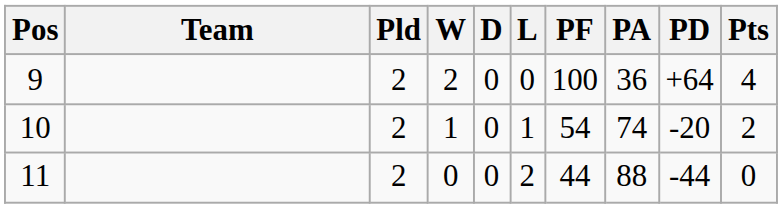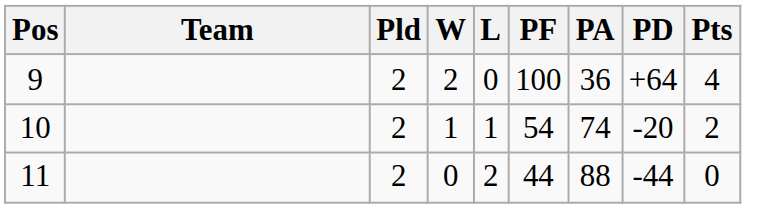- column: (492, 29)
